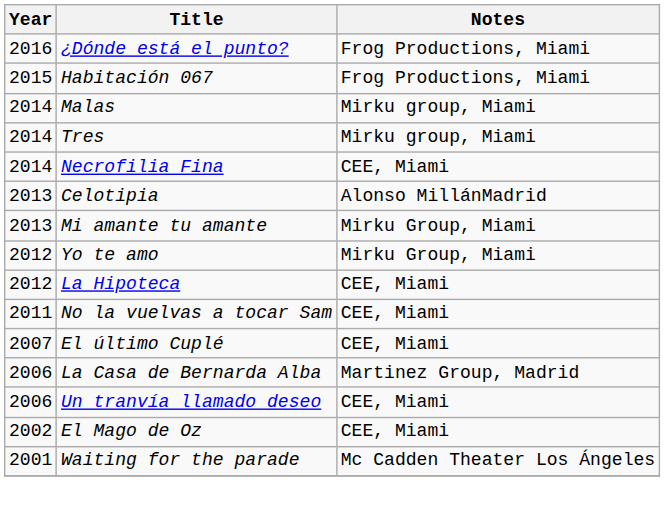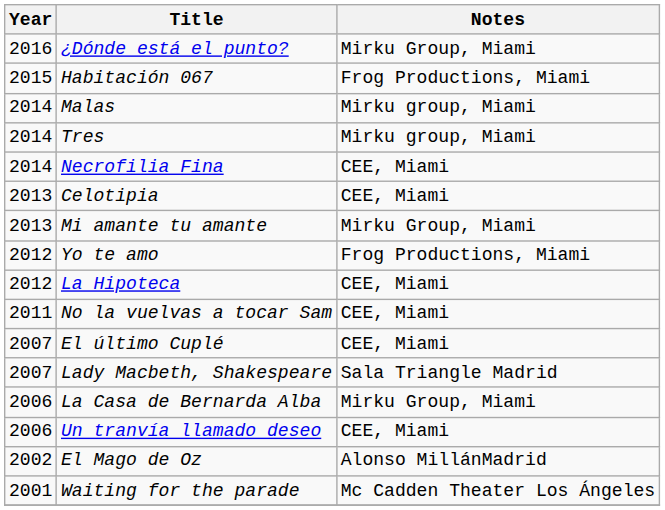(465, 49) Frog Productions, Miami -> (438, 49) Mirku Group, Miami
(444, 196) Alonso MillánMadrid -> (395, 196) CEE, Miami
(438, 255) Mirku Group, Miami -> (465, 255) Frog Productions, Miami
+ row: (197, 373)
(460, 373) Martinez Group, Madrid -> (438, 402) Mirku Group, Miami
(395, 432) CEE, Miami -> (444, 461) Alonso MillánMadrid
